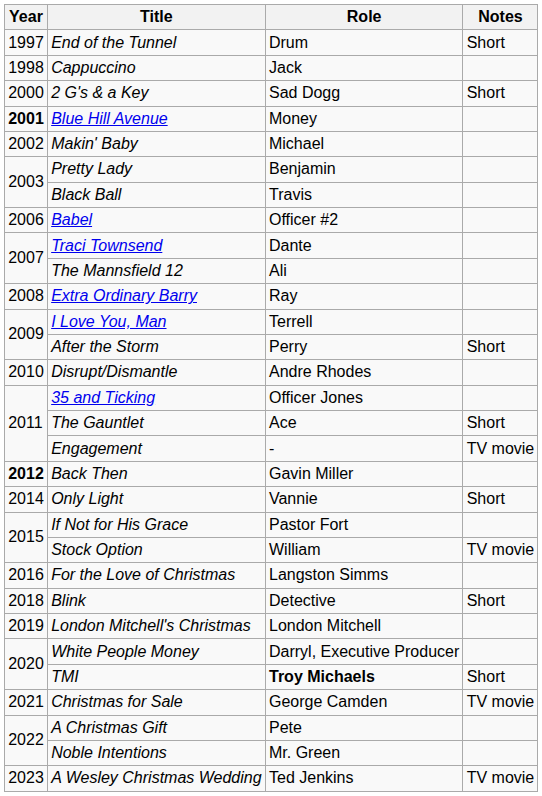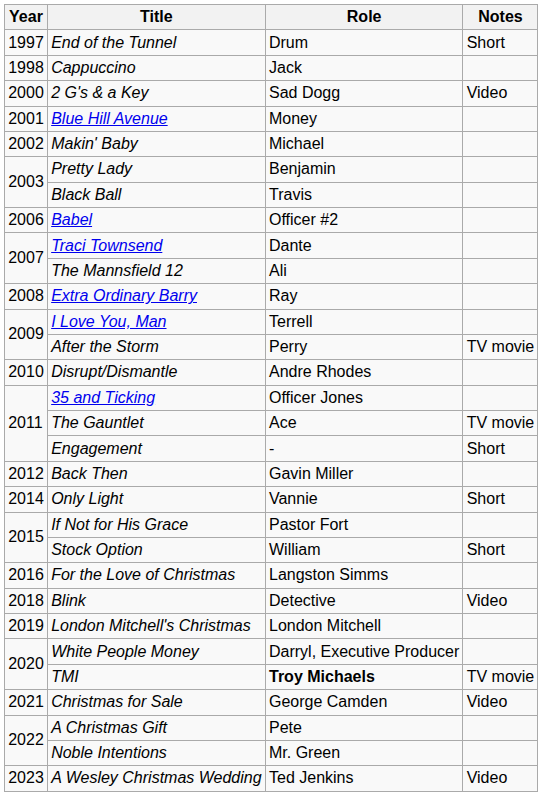(486, 93) Short -> (487, 93) Video
(26, 118) bold -> (26, 118) normal
(486, 347) Short -> (500, 347) TV movie
(486, 423) Short -> (500, 423) TV movie
(500, 448) TV movie -> (486, 448) Short
(26, 473) bold -> (26, 473) normal
(500, 550) TV movie -> (486, 550) Short
(486, 600) Short -> (487, 600) Video
(486, 676) Short -> (500, 676) TV movie
(500, 702) TV movie -> (487, 702) Video
(500, 778) TV movie -> (487, 778) Video
